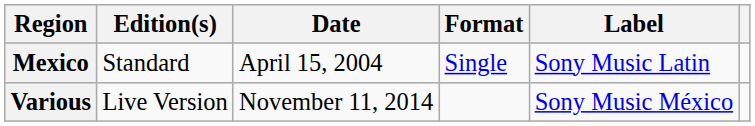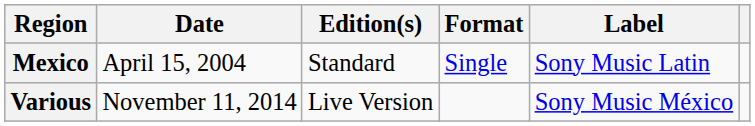columns swapped: (336, 23) <-> (165, 23)
